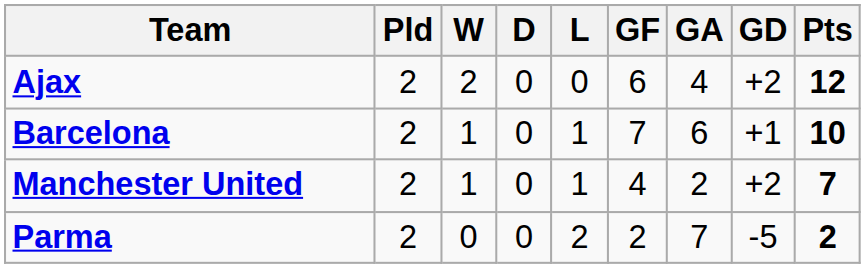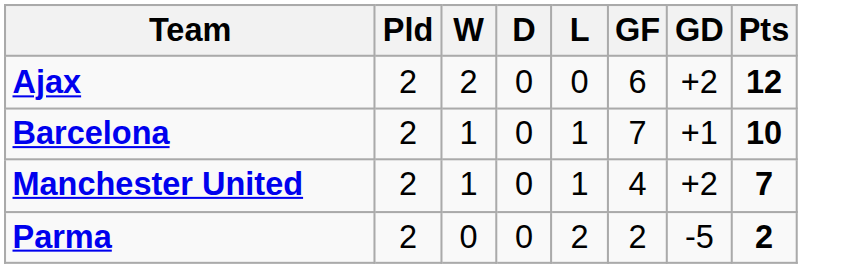- column: (699, 30)
